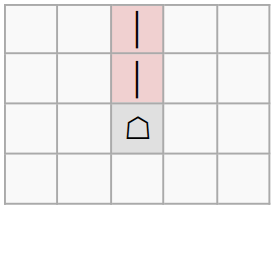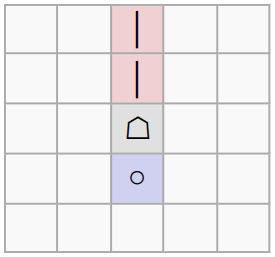+ row: (31, 178)
